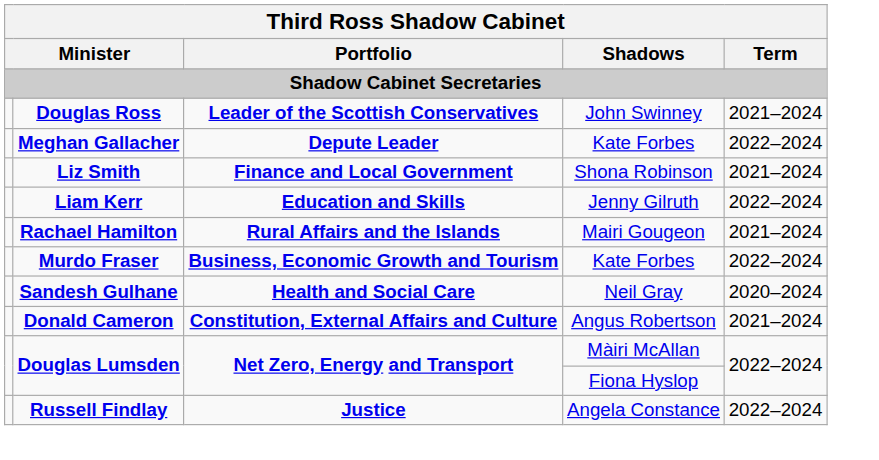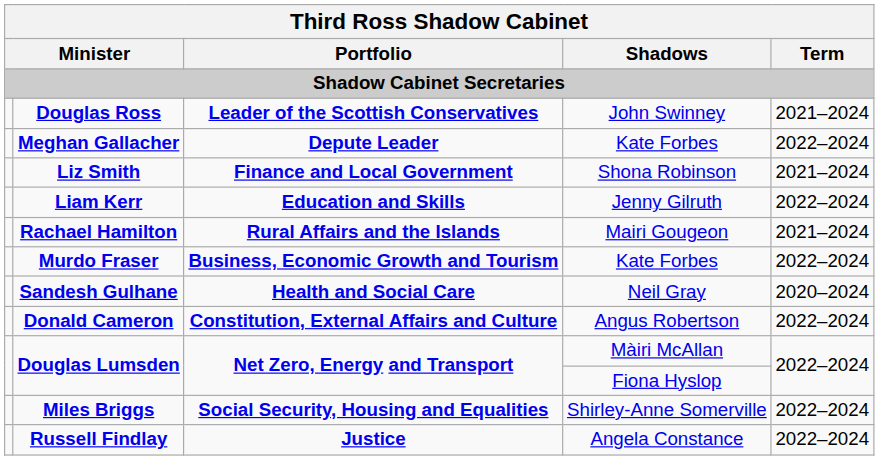(775, 320) 2021–2024 -> (822, 320) 2022–2024
+ row: (99, 409)
